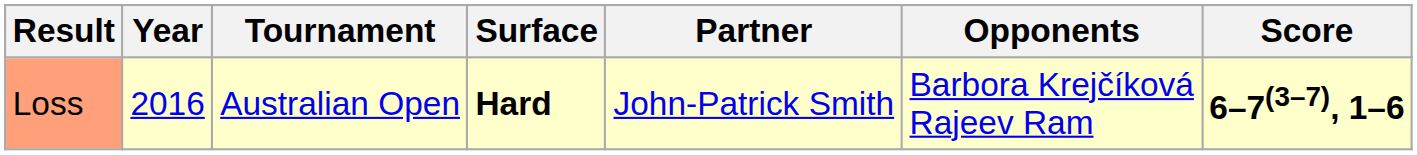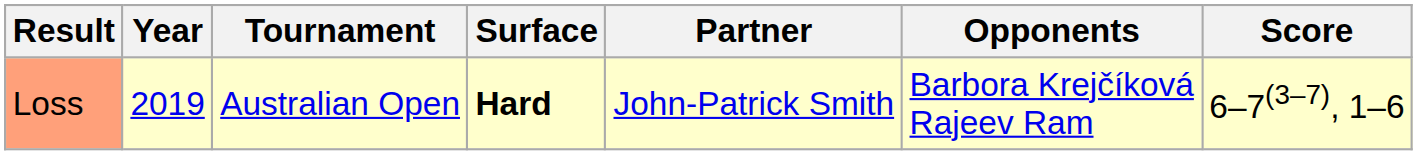(168, 102) 2016 -> (168, 102) 2019
(1307, 102) bold -> (1307, 102) normal
